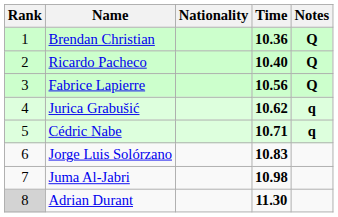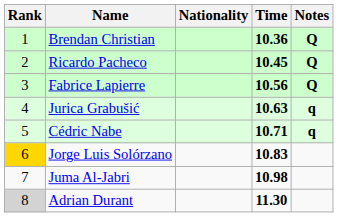(271, 62) 10.40 -> (271, 62) 10.45
(271, 108) 10.62 -> (271, 108) 10.63
(25, 154) no background -> (25, 154) gold background
